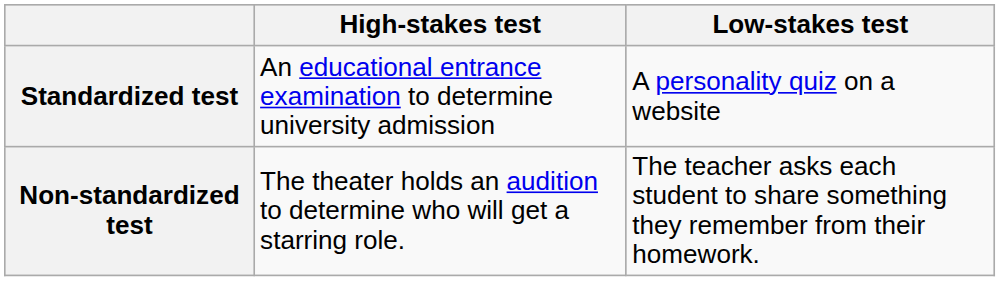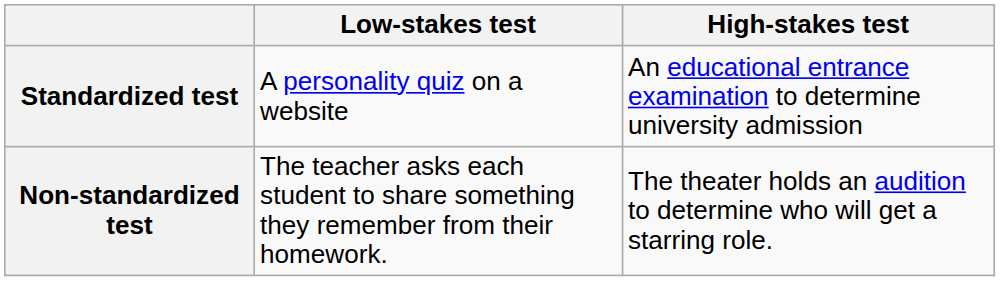columns swapped: (810, 25) <-> (440, 25)
